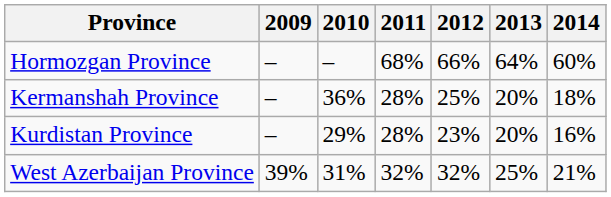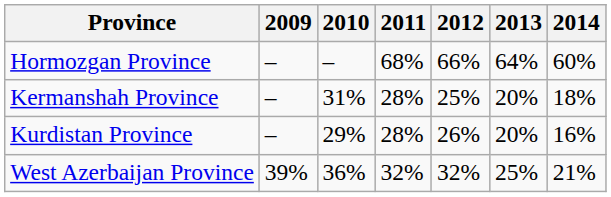(344, 97) 36% -> (344, 97) 31%
(459, 135) 23% -> (459, 135) 26%
(344, 172) 31% -> (344, 172) 36%
